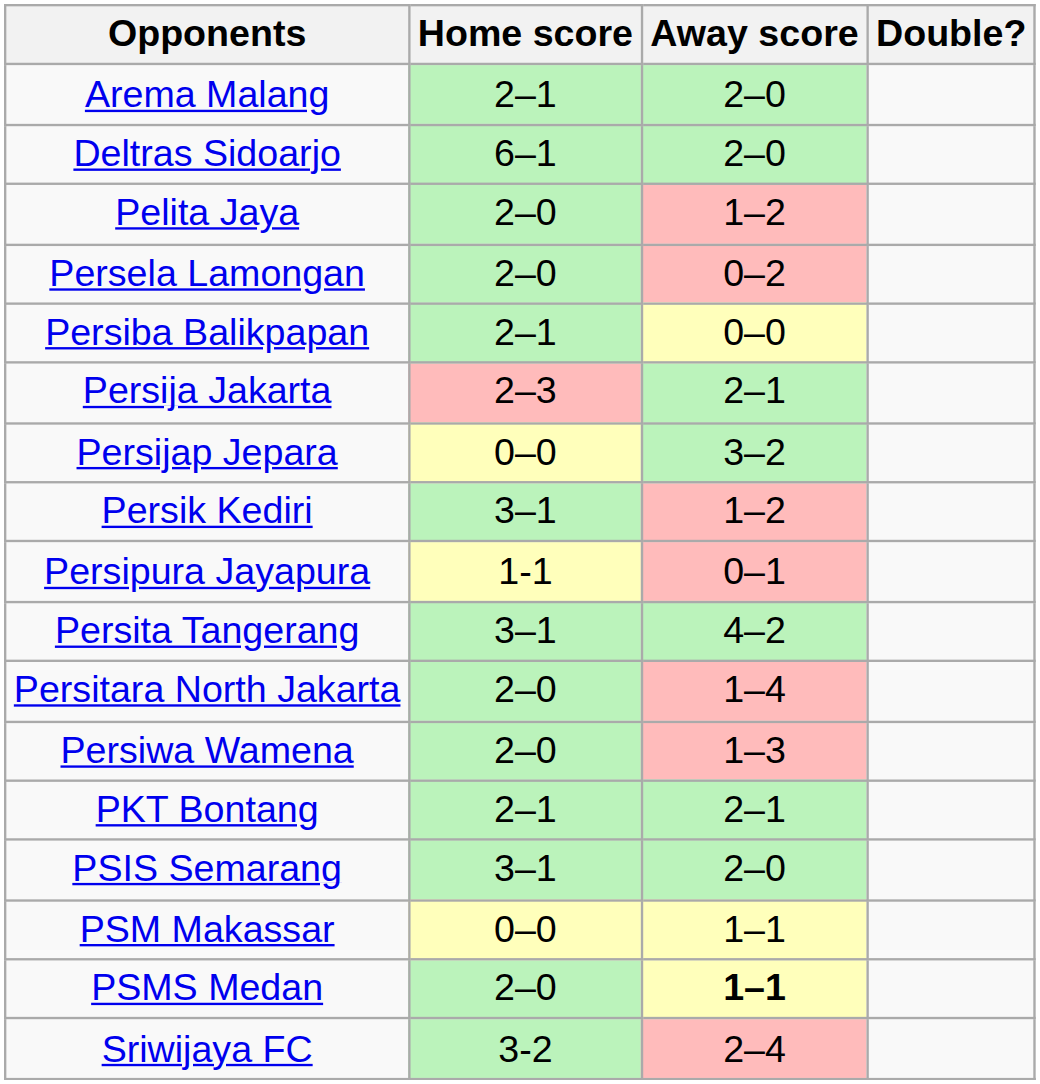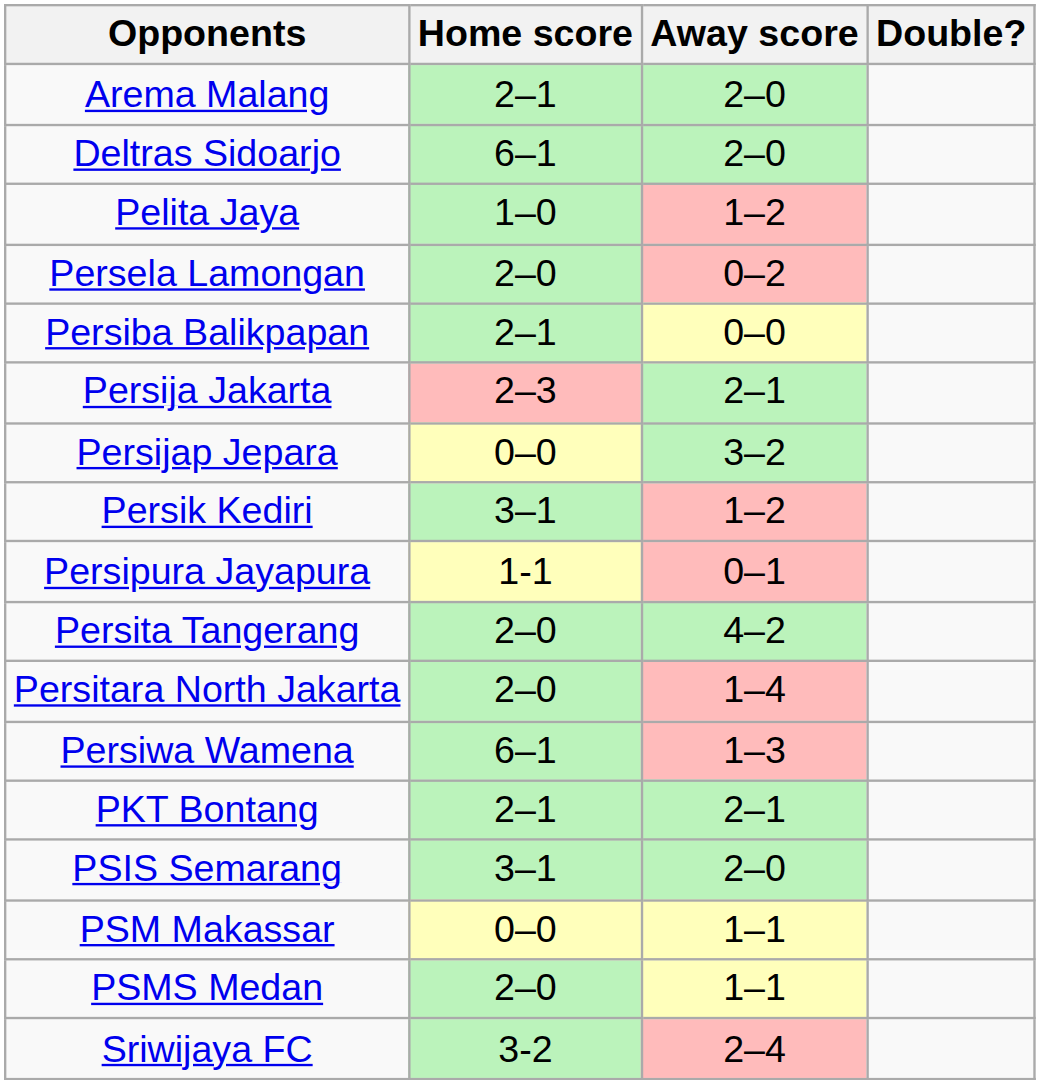(525, 213) 2–0 -> (525, 213) 1–0
(525, 630) 3–1 -> (525, 630) 2–0
(525, 749) 2–0 -> (525, 749) 6–1
(755, 988) bold -> (755, 988) normal
